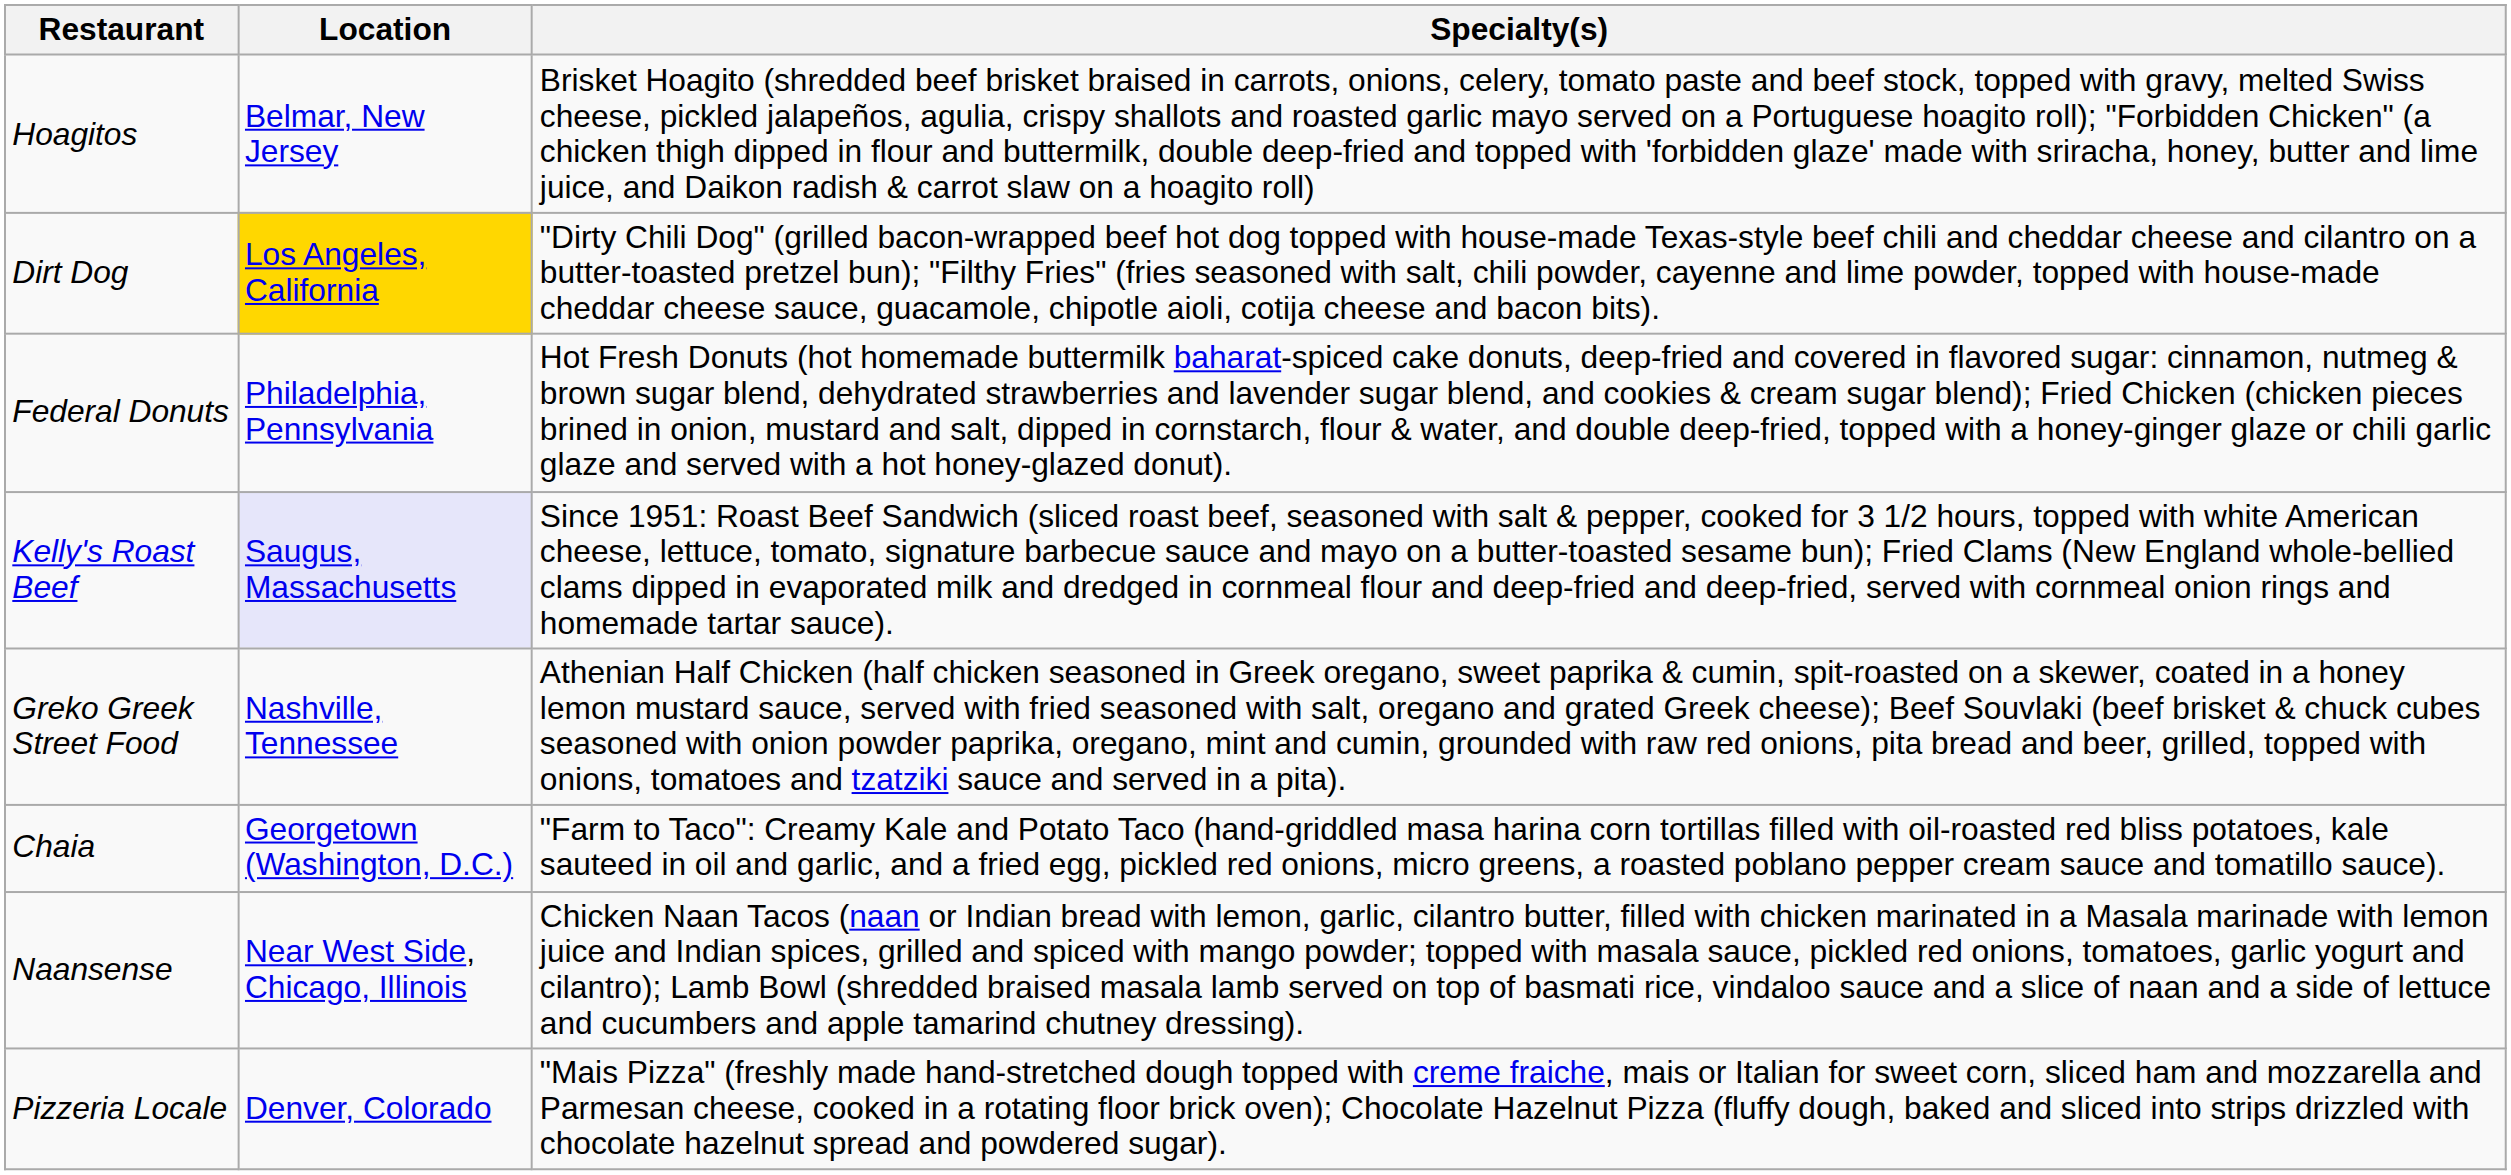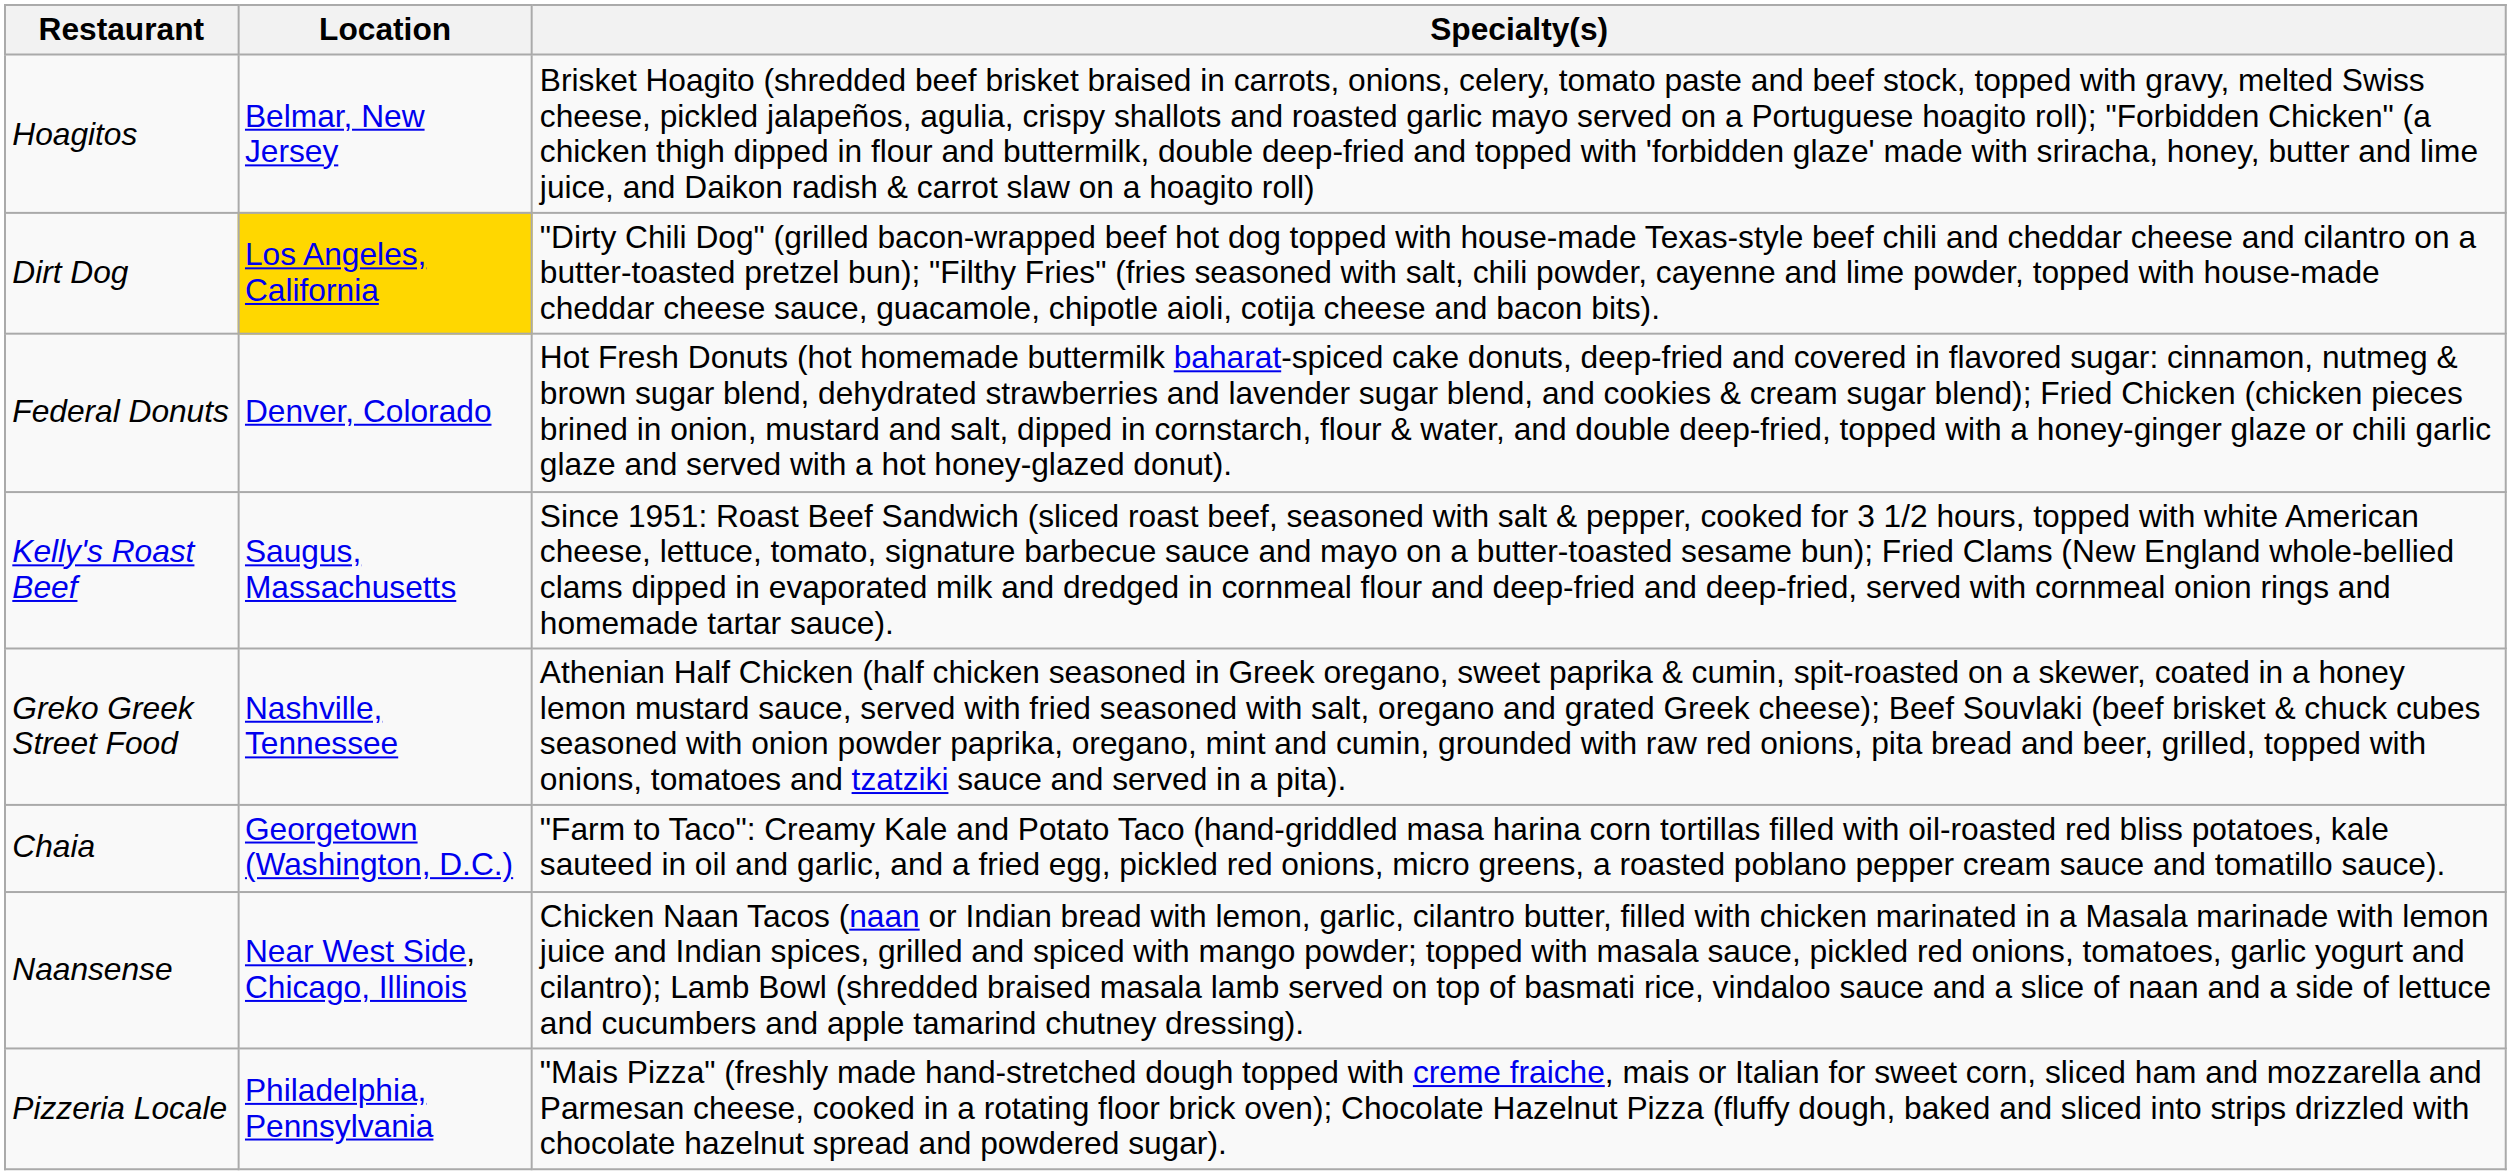(339, 412) Philadelphia, Pennsylvania -> (368, 412) Denver, Colorado
(351, 569) lavender background -> (351, 569) no background
(368, 1108) Denver, Colorado -> (339, 1108) Philadelphia, Pennsylvania
